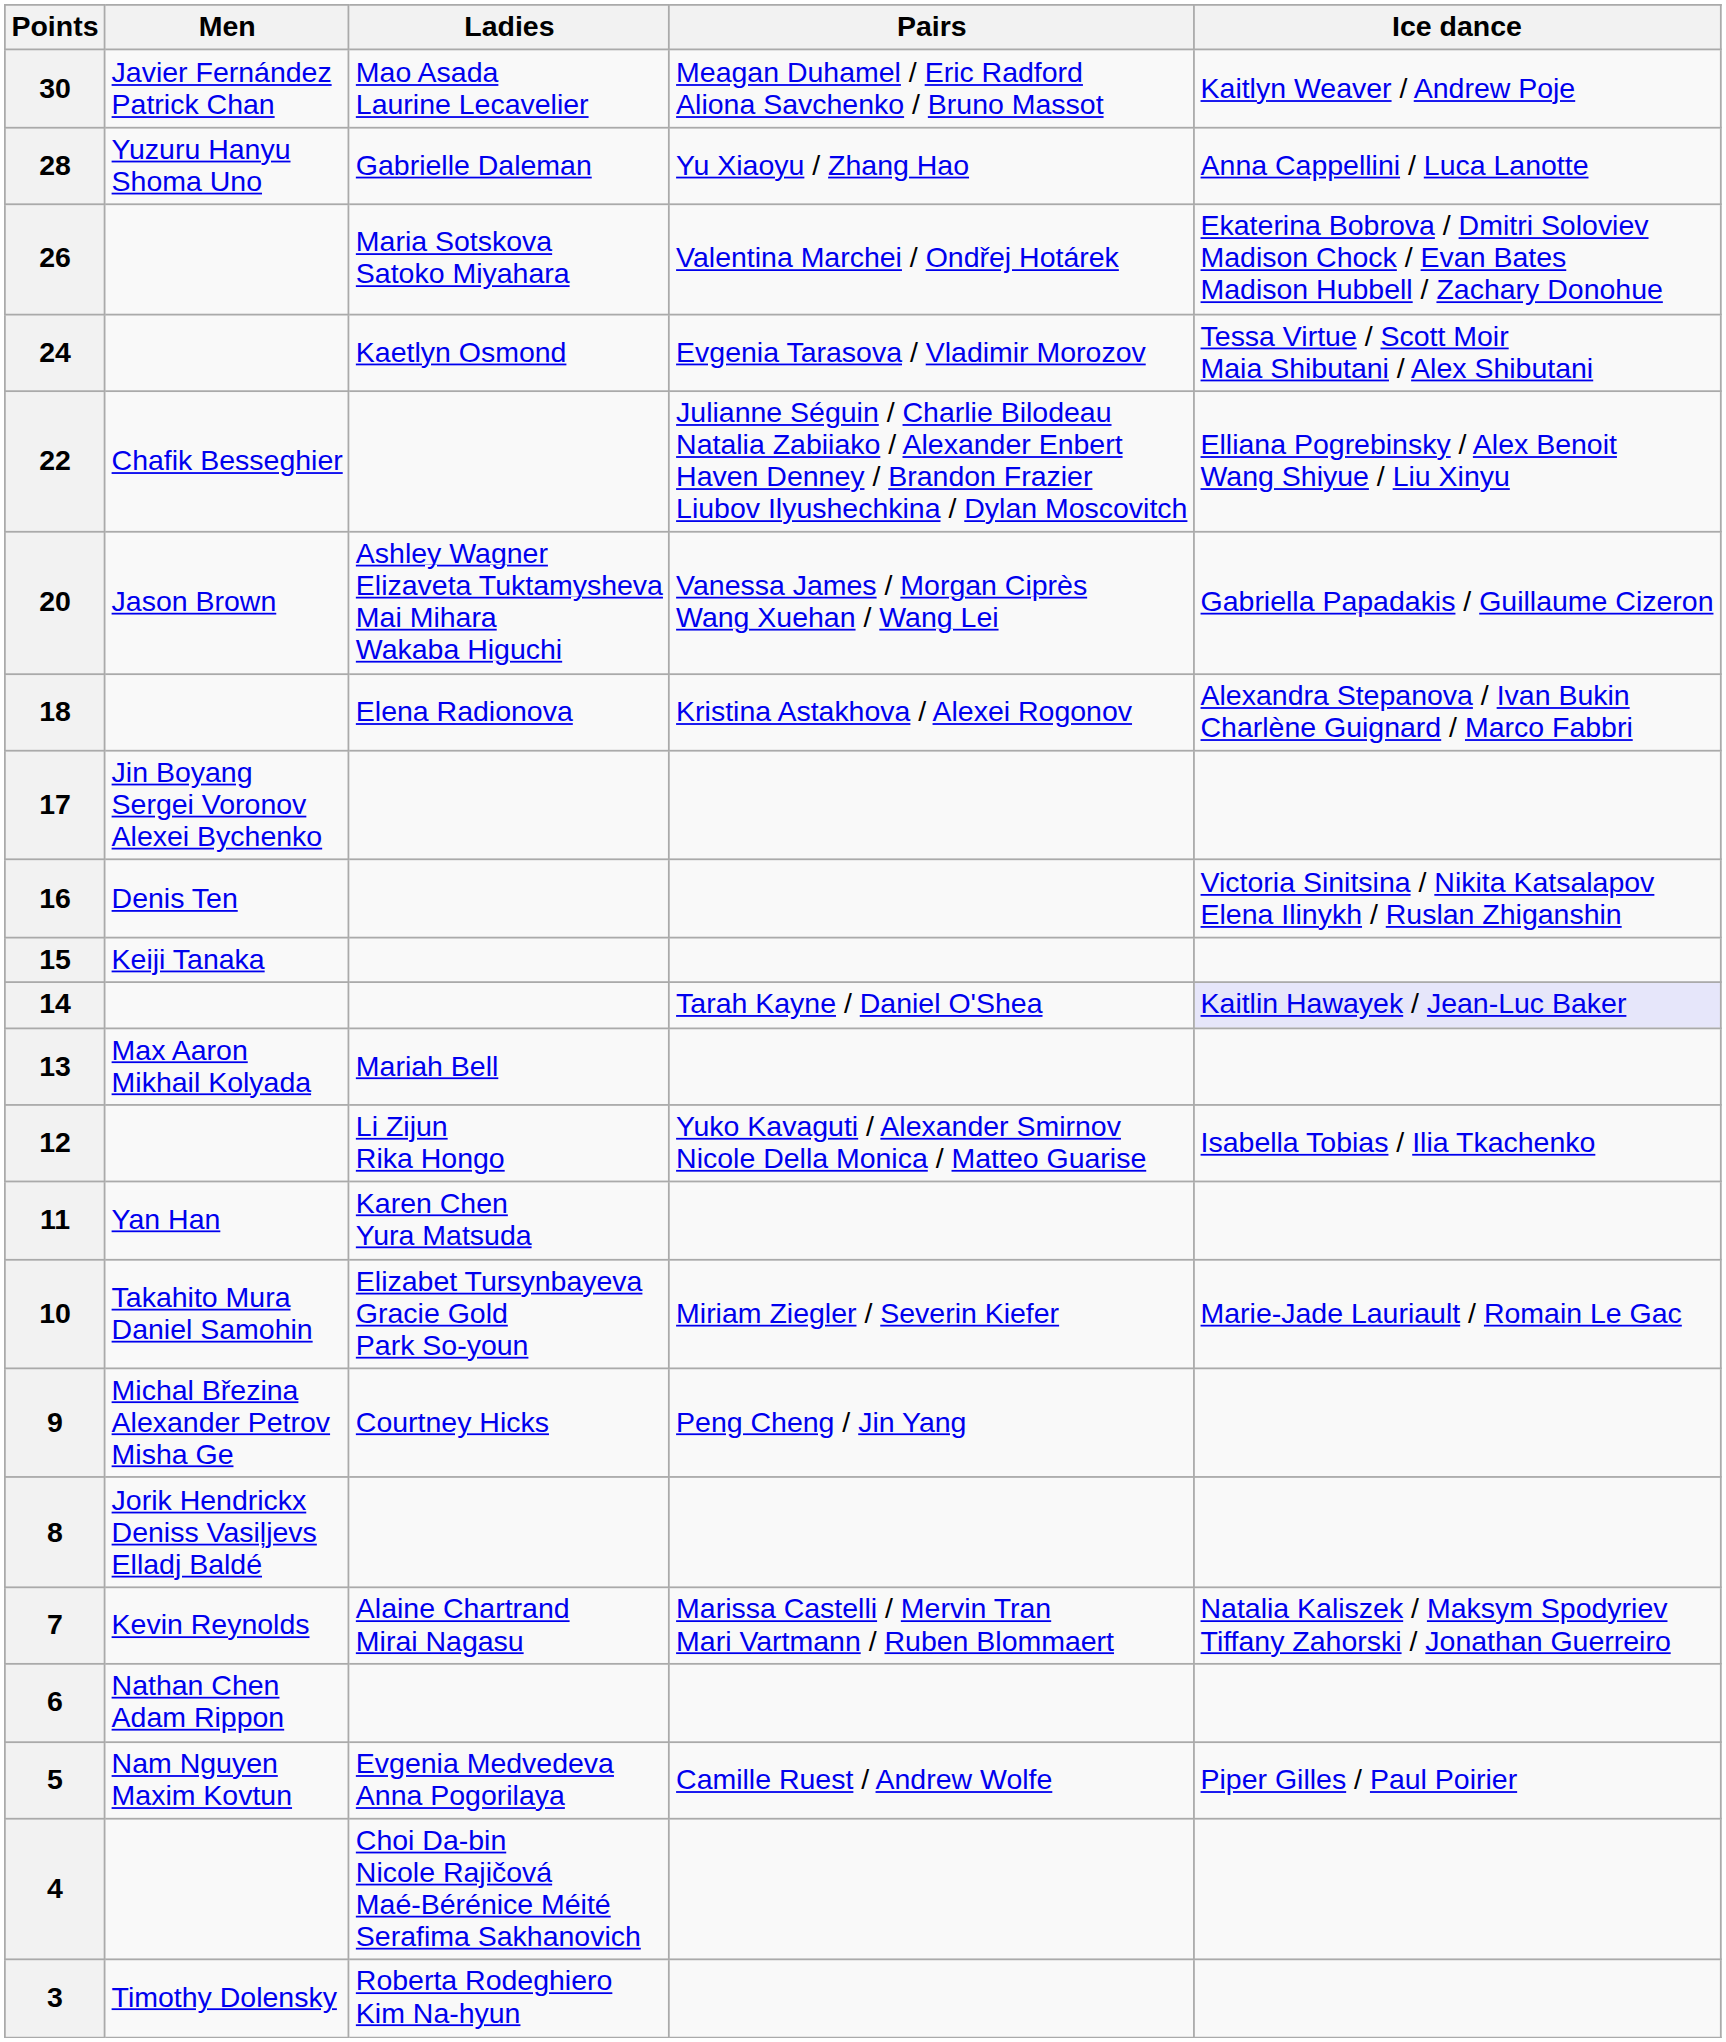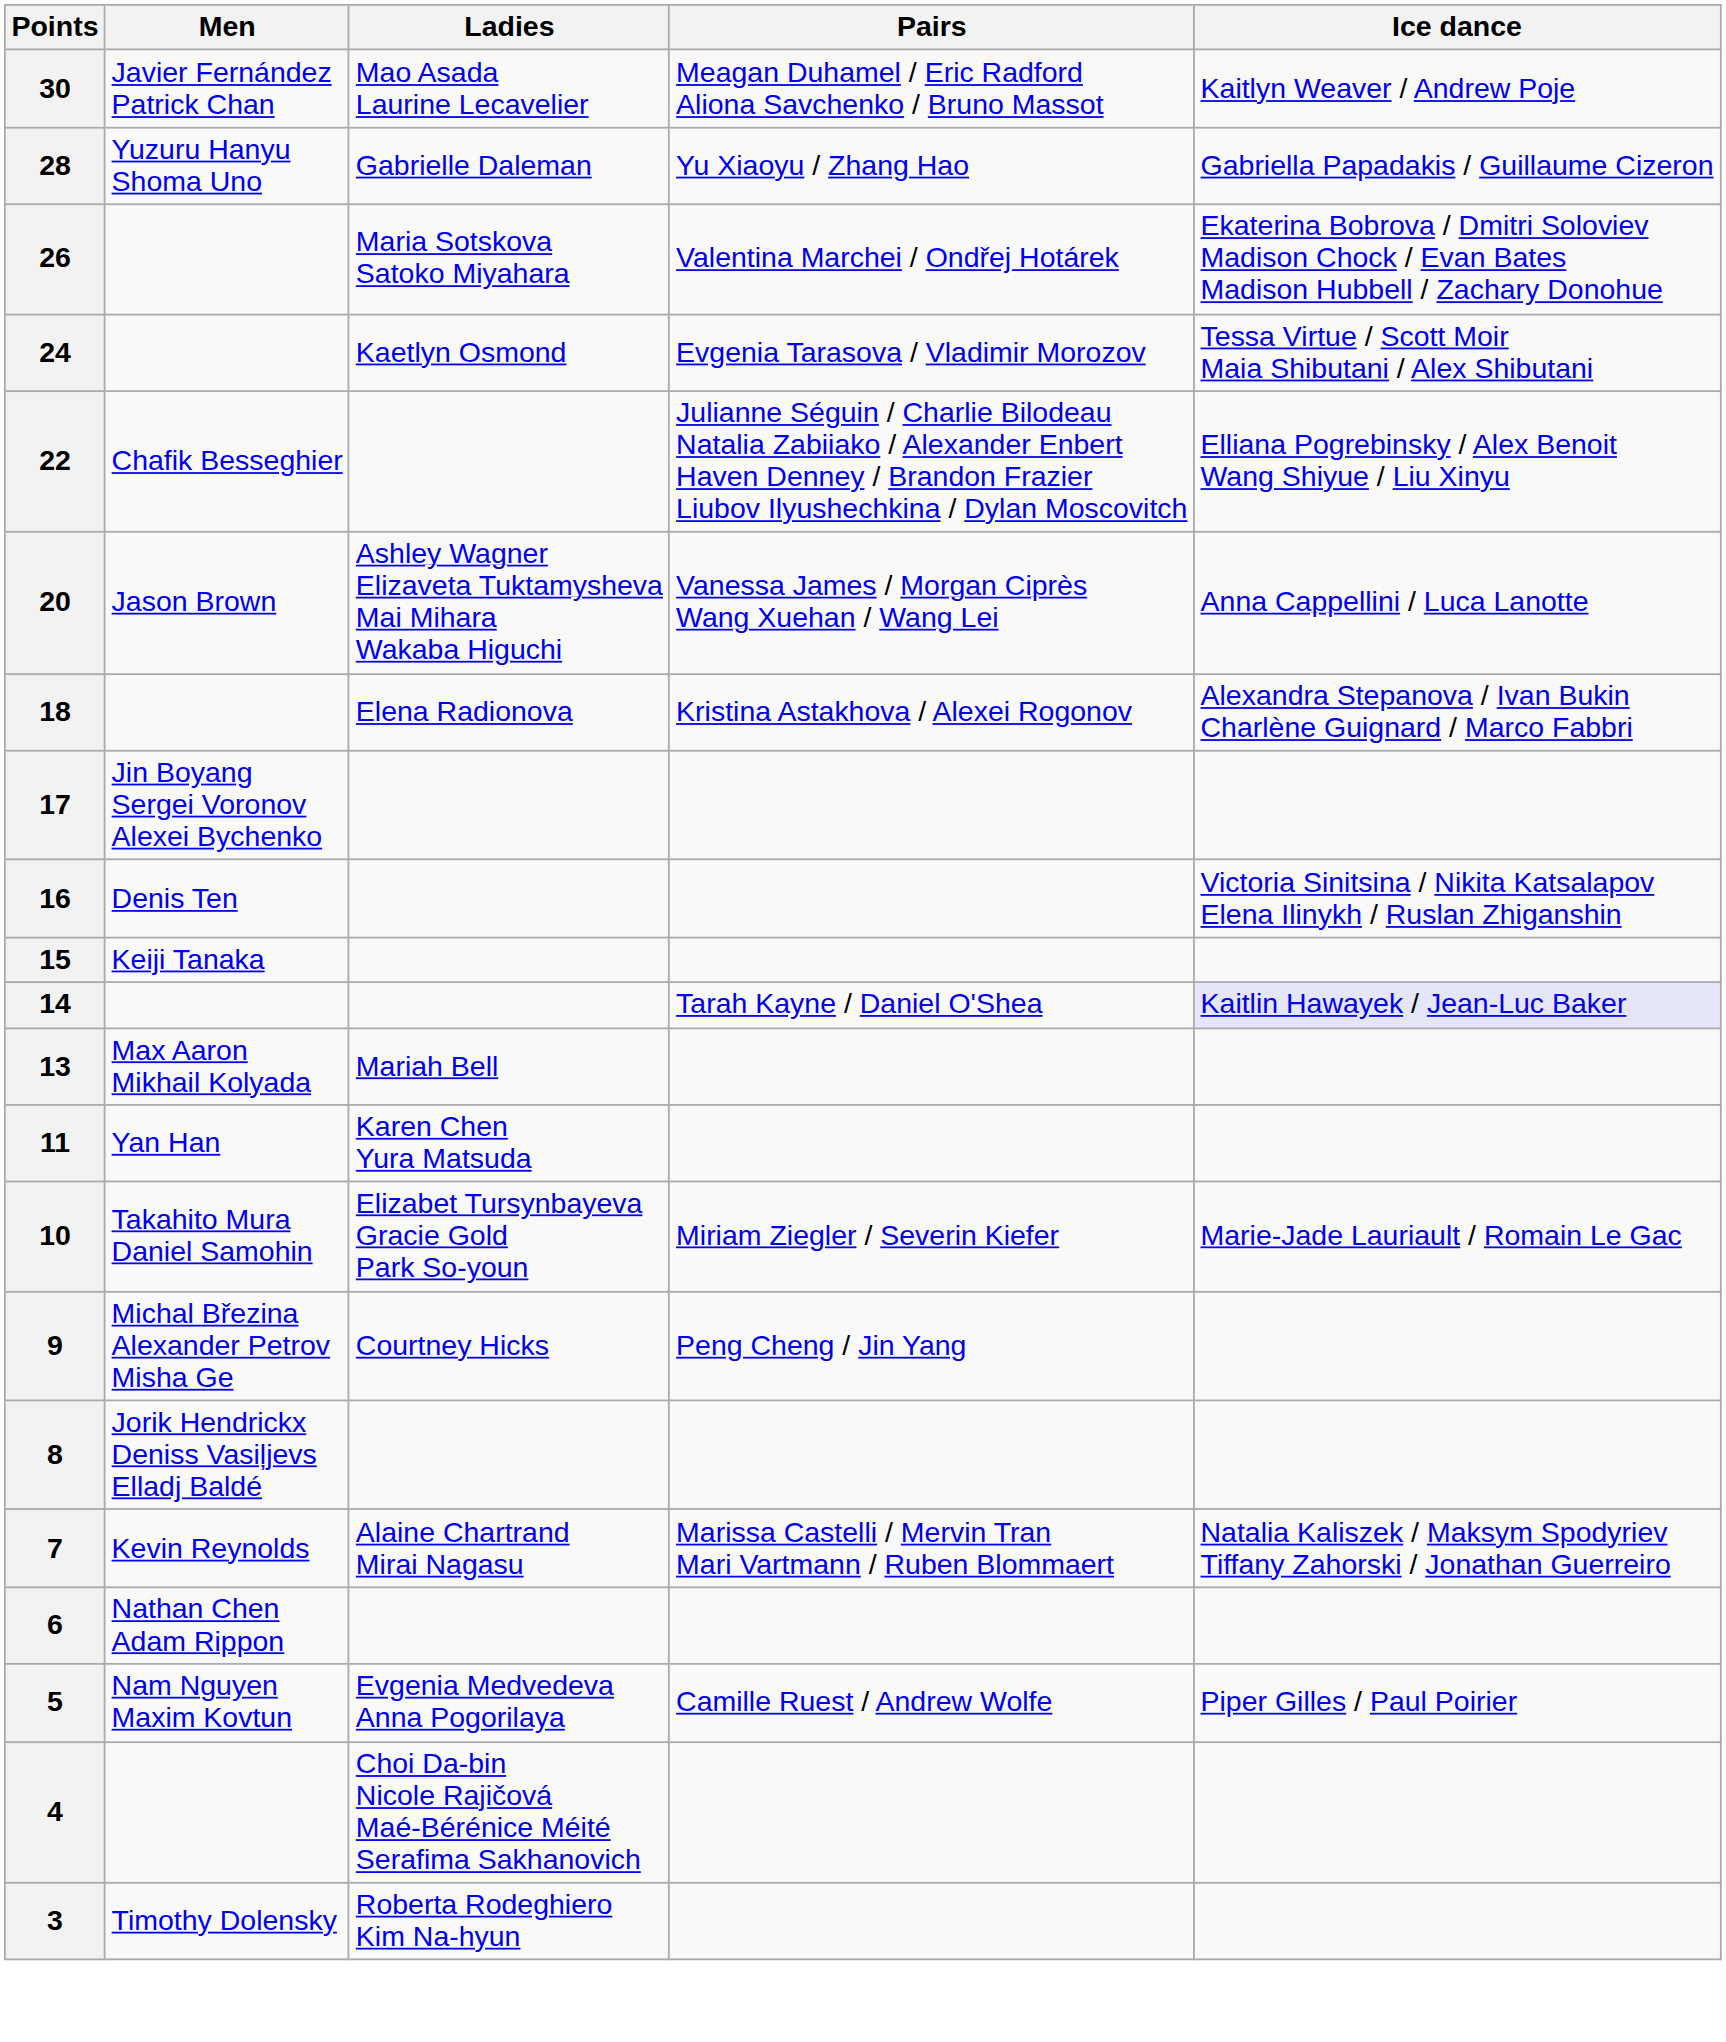(1395, 165) Anna Cappellini / Luca Lanotte -> (1457, 165) Gabriella Papadakis / Guillaume Cizeron
(1457, 602) Gabriella Papadakis / Guillaume Cizeron -> (1395, 602) Anna Cappellini / Luca Lanotte
- row: (55, 1142)
